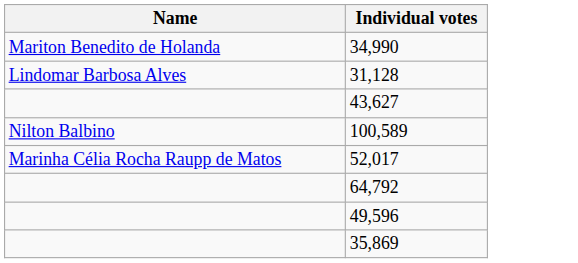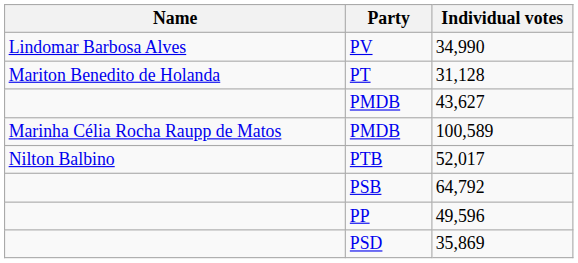+ column: (389, 18)
(114, 46) Mariton Benedito de Holanda -> (97, 46) Lindomar Barbosa Alves
(97, 74) Lindomar Barbosa Alves -> (114, 74) Mariton Benedito de Holanda
(62, 131) Nilton Balbino -> (145, 131) Marinha Célia Rocha Raupp de Matos
(145, 159) Marinha Célia Rocha Raupp de Matos -> (62, 159) Nilton Balbino
